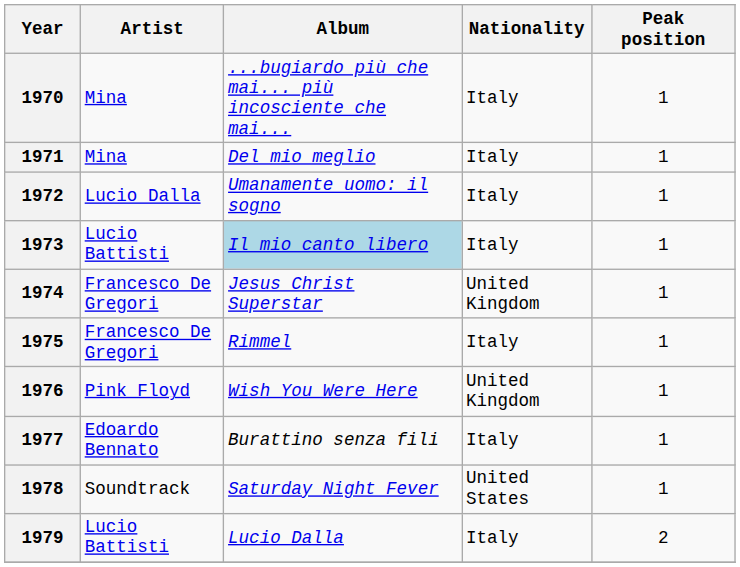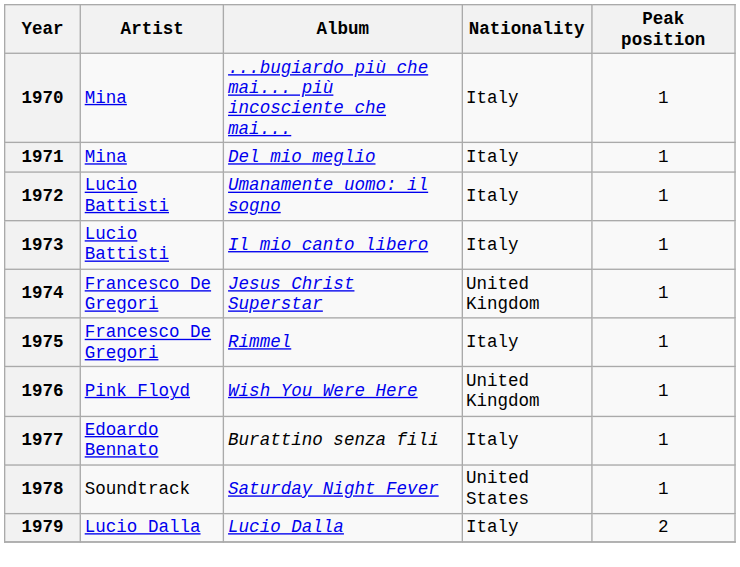(143, 196) Lucio Dalla -> (127, 196) Lucio Battisti
(328, 245) lightblue background -> (328, 245) no background
(127, 538) Lucio Battisti -> (143, 528) Lucio Dalla
